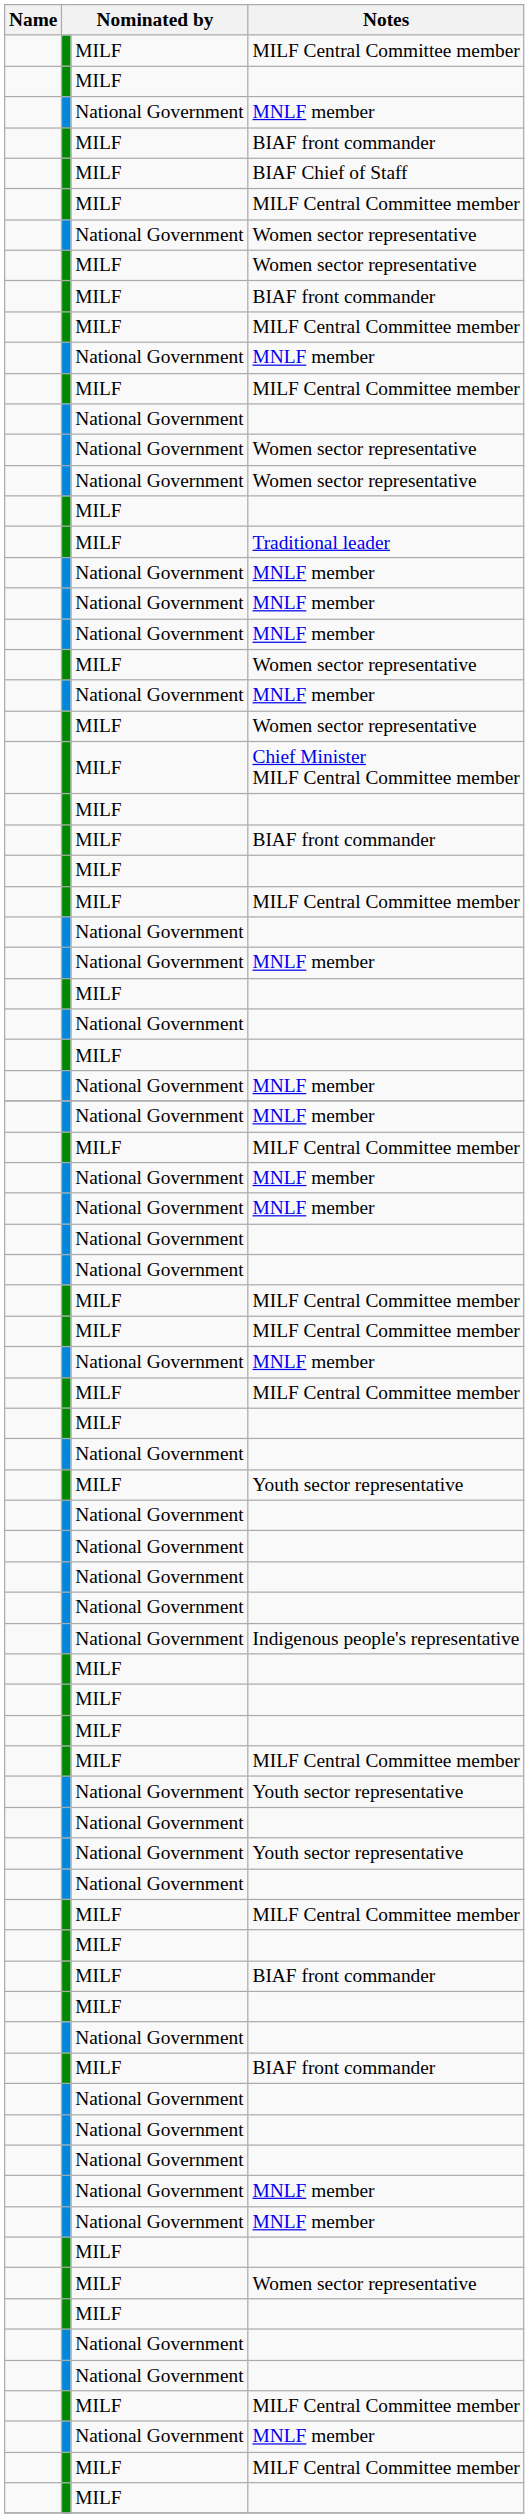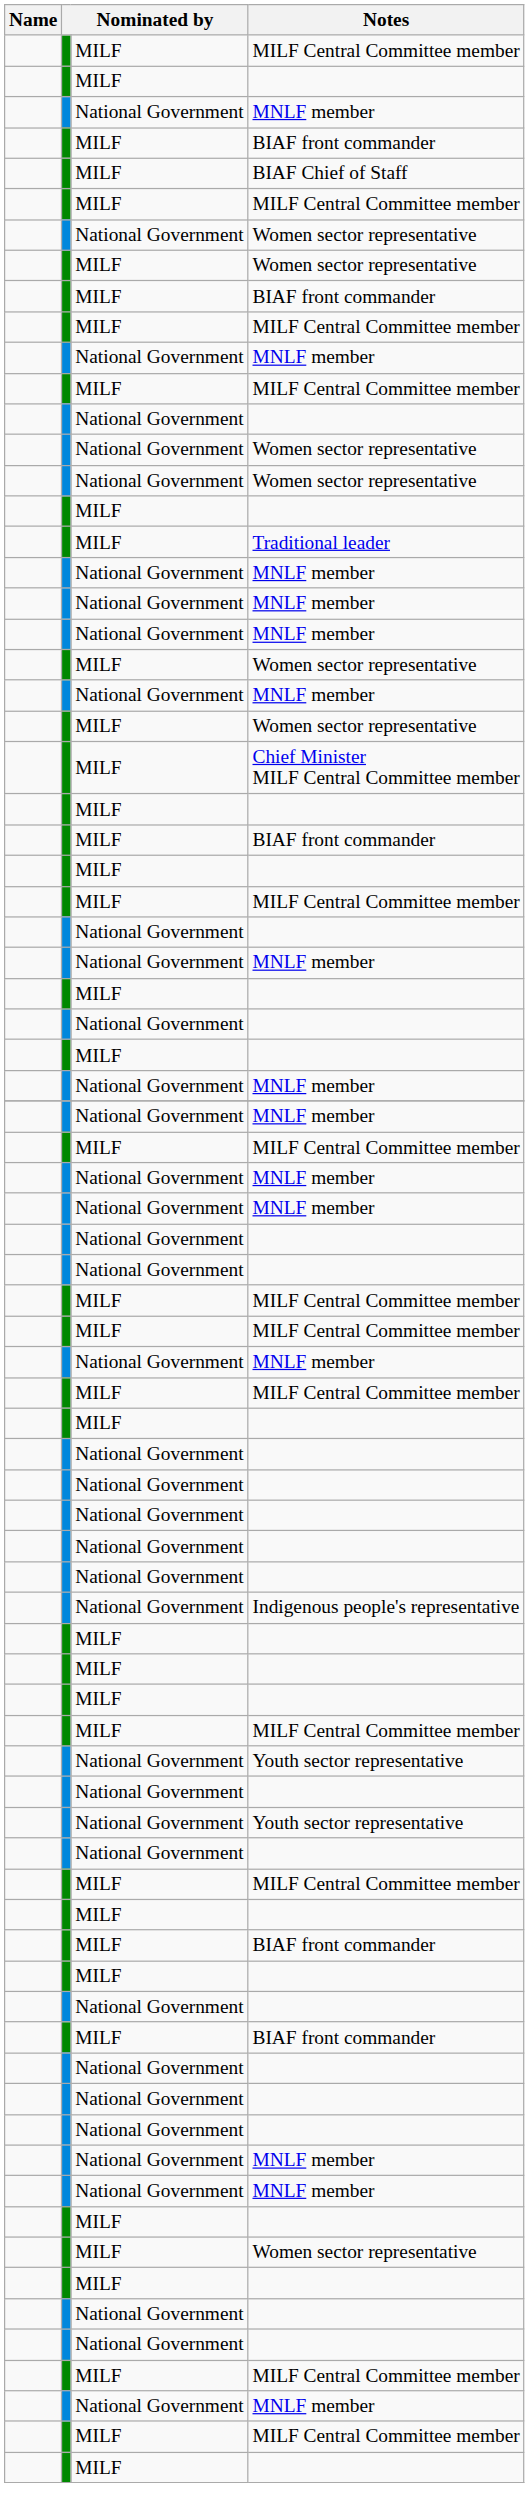- row: (98, 1484)
